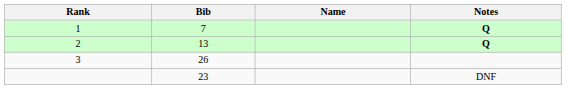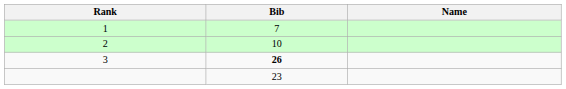- column: (486, 12)
(203, 44) 13 -> (277, 44) 10
(203, 60) normal -> (277, 60) bold
